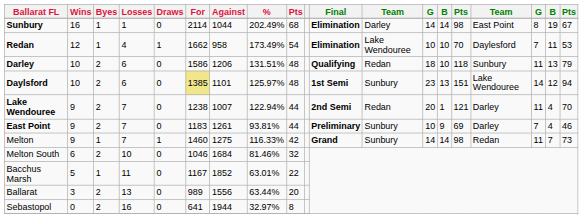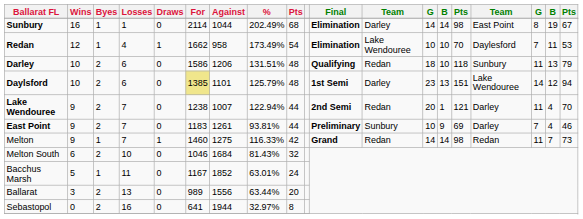(267, 82) 125.97% -> (267, 82) 125.79%
(381, 82) Sunbury -> (377, 82) Darley
(381, 140) Sunbury -> (378, 140) Redan
(264, 154) 81.46% -> (264, 154) 81.43%
(294, 173) 22 -> (294, 173) 24
